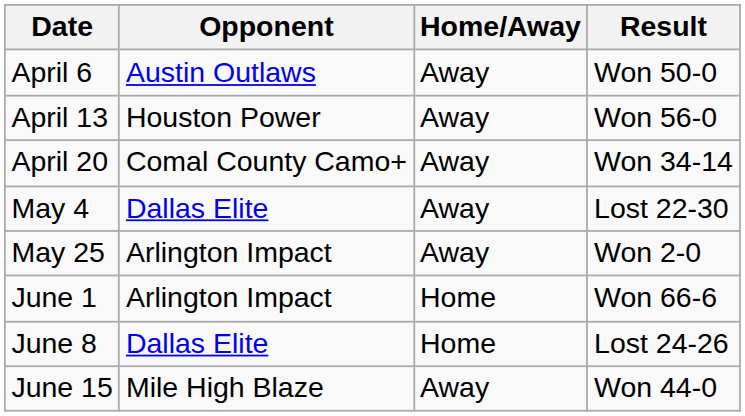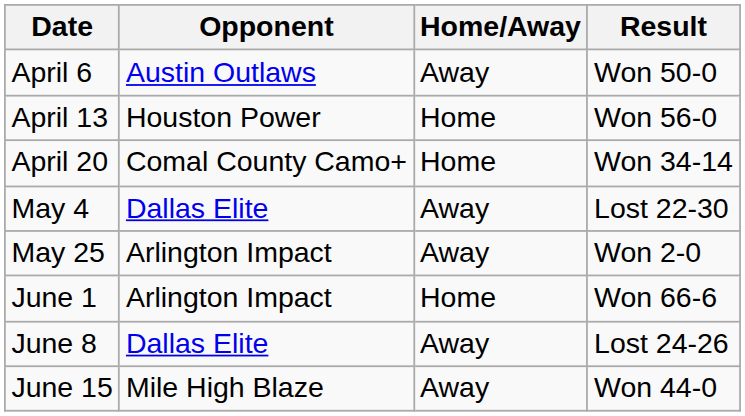(455, 117) Away -> (458, 117) Home
(455, 162) Away -> (458, 162) Home
(458, 343) Home -> (455, 343) Away
